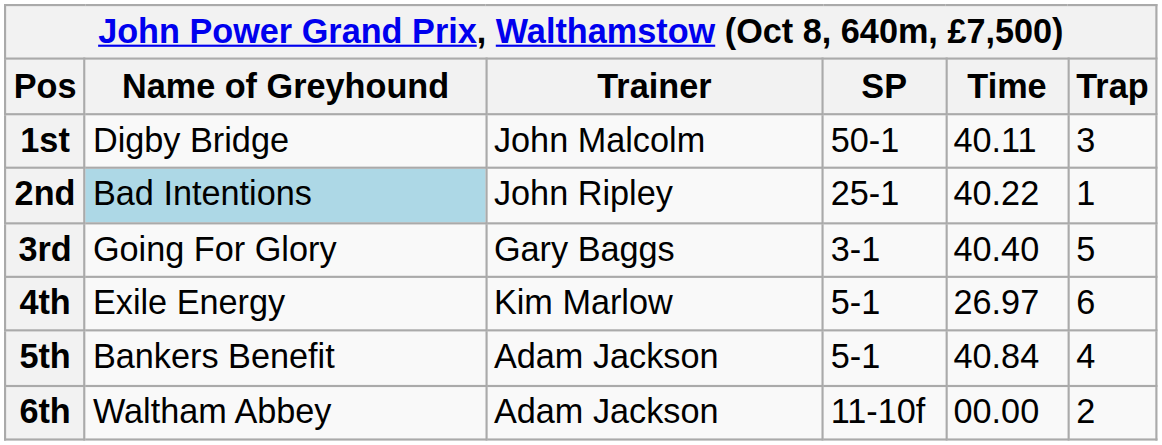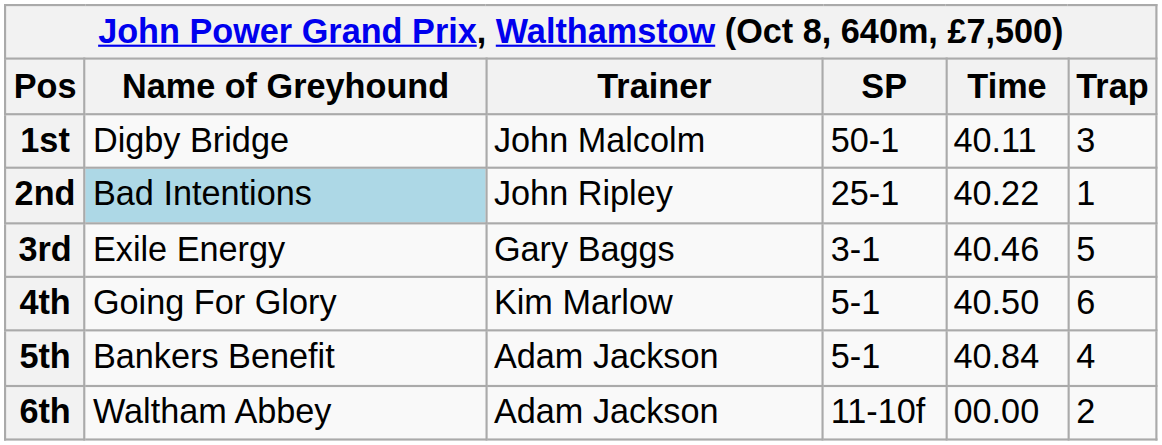(215, 248) Going For Glory -> (189, 248) Exile Energy
(996, 248) 40.40 -> (996, 248) 40.46
(189, 303) Exile Energy -> (215, 303) Going For Glory
(996, 303) 26.97 -> (996, 303) 40.50
